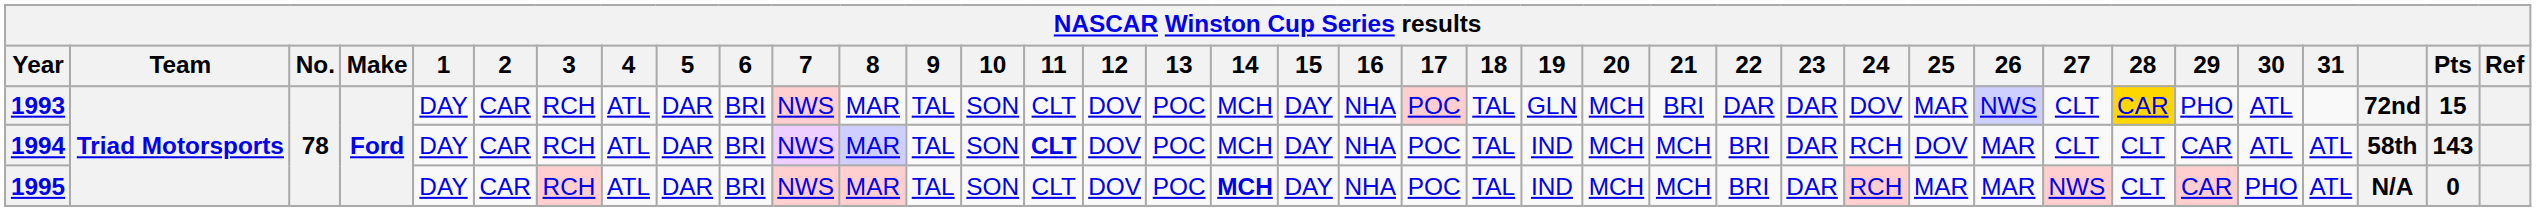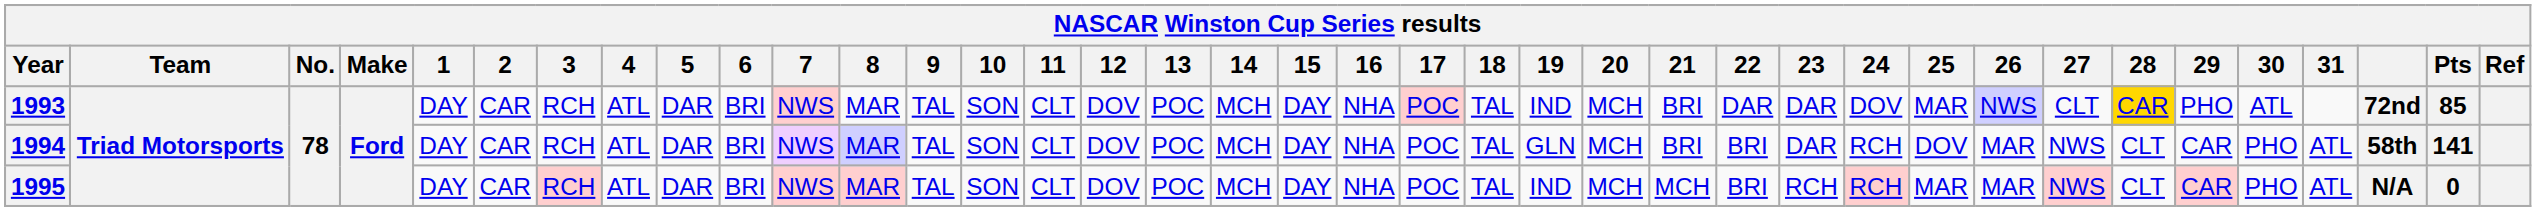(1552, 105) GLN -> (1551, 105) IND
(2453, 105) 15 -> (2453, 105) 85
(1054, 146) bold -> (1053, 146) normal
(1552, 146) IND -> (1551, 146) GLN
(1684, 146) MCH -> (1682, 146) BRI
(2077, 146) CLT -> (2077, 146) NWS
(2271, 146) ATL -> (2271, 146) PHO
(2453, 146) 143 -> (2453, 146) 141
(1245, 186) bold -> (1244, 186) normal
(1812, 186) DAR -> (1811, 186) RCH
